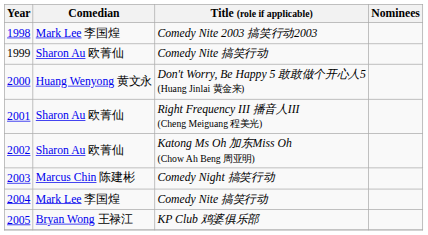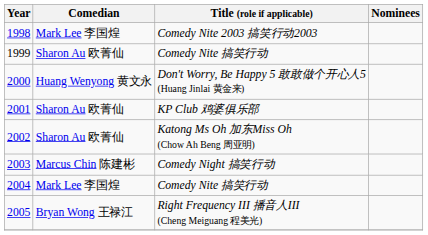(228, 116) Right Frequency III 播音人III (Cheng Meiguang 程美光) -> (208, 109) KP Club 鸡婆俱乐部
(208, 219) KP Club 鸡婆俱乐部 -> (228, 213) Right Frequency III 播音人III (Cheng Meiguang 程美光)
